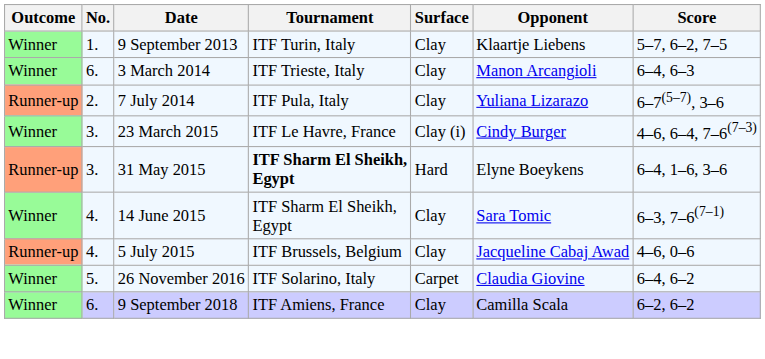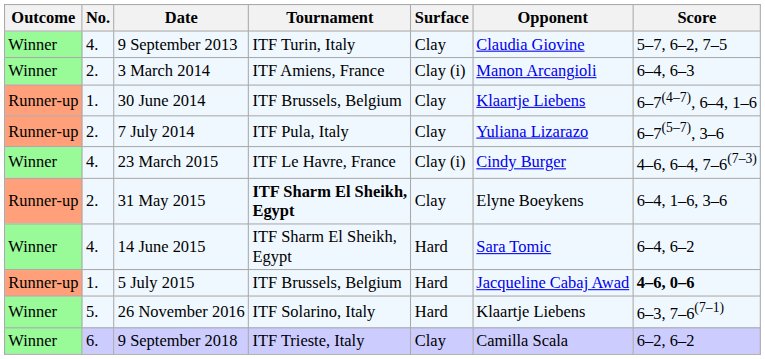(92, 44) 1. -> (92, 44) 4.
(531, 44) Klaartje Liebens -> (530, 44) Claudia Giovine
(92, 70) 6. -> (92, 70) 2.
(308, 70) ITF Trieste, Italy -> (318, 70) ITF Amiens, France
(430, 70) Clay -> (440, 70) Clay (i)
+ row: (162, 99)
(92, 130) 3. -> (92, 161) 4.
(92, 169) 3. -> (92, 200) 2.
(431, 169) Hard -> (430, 200) Clay
(430, 215) Clay -> (431, 246) Hard
(680, 215) 6–3, 7–6(7–1) -> (666, 246) 6–4, 6–2
(92, 251) 4. -> (92, 282) 1.
(430, 251) Clay -> (431, 282) Hard
(666, 251) normal -> (666, 282) bold
(437, 277) Carpet -> (431, 311) Hard
(530, 277) Claudia Giovine -> (531, 311) Klaartje Liebens
(666, 277) 6–4, 6–2 -> (680, 311) 6–3, 7–6(7–1)
(318, 304) ITF Amiens, France -> (308, 340) ITF Trieste, Italy
